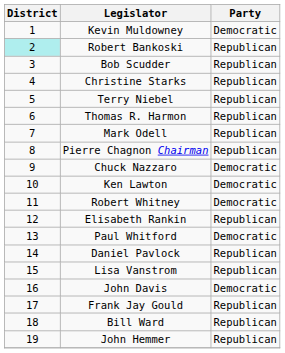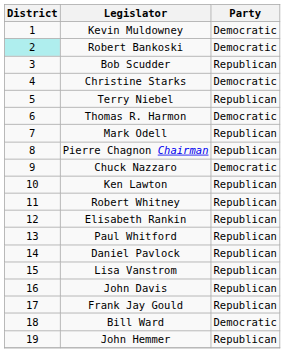(245, 47) Republican -> (245, 47) Democratic
(245, 82) Republican -> (245, 82) Democratic
(245, 116) Republican -> (245, 116) Democratic
(245, 185) Democratic -> (245, 185) Republican
(245, 202) Democratic -> (245, 202) Republican
(245, 236) Democratic -> (245, 236) Republican
(245, 288) Democratic -> (245, 288) Republican
(245, 322) Republican -> (245, 322) Democratic
